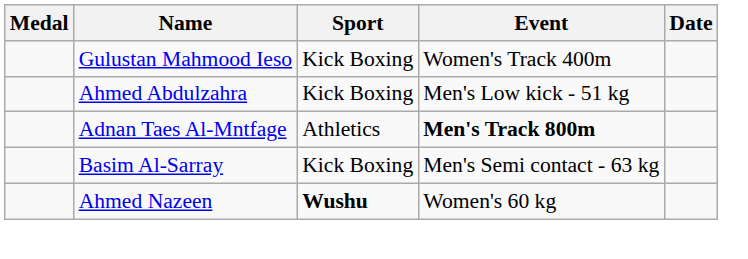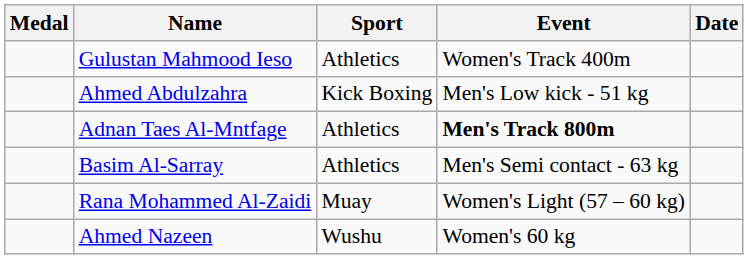(358, 58) Kick Boxing -> (360, 58) Athletics
(358, 165) Kick Boxing -> (360, 165) Athletics
+ row: (195, 200)
(335, 200) bold -> (352, 236) normal
